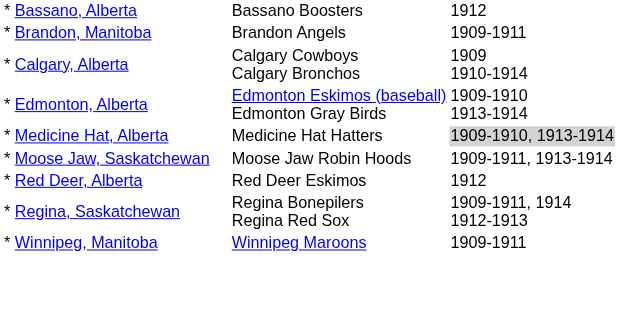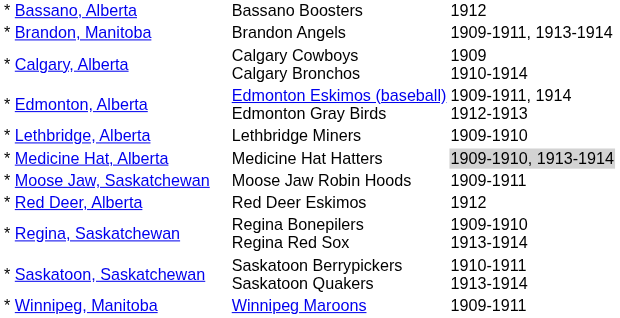(488, 33) 1909-1911 -> (532, 33) 1909-1911, 1913-1914
(489, 105) 1909-1910 1913-1914 -> (511, 105) 1909-1911, 1914 1912-1913
+ row: (77, 136)
(532, 158) 1909-1911, 1913-1914 -> (488, 180) 1909-1911
(511, 212) 1909-1911, 1914 1912-1913 -> (489, 234) 1909-1910 1913-1914
+ row: (105, 274)
